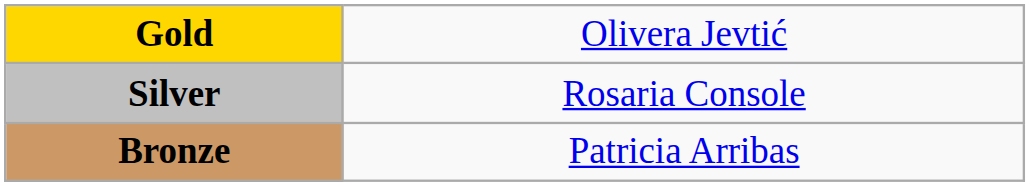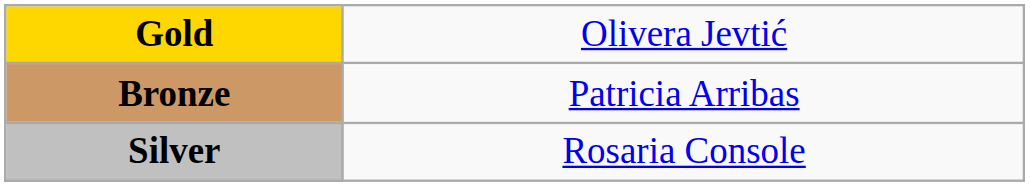rows swapped: (174, 92) <-> (174, 151)
